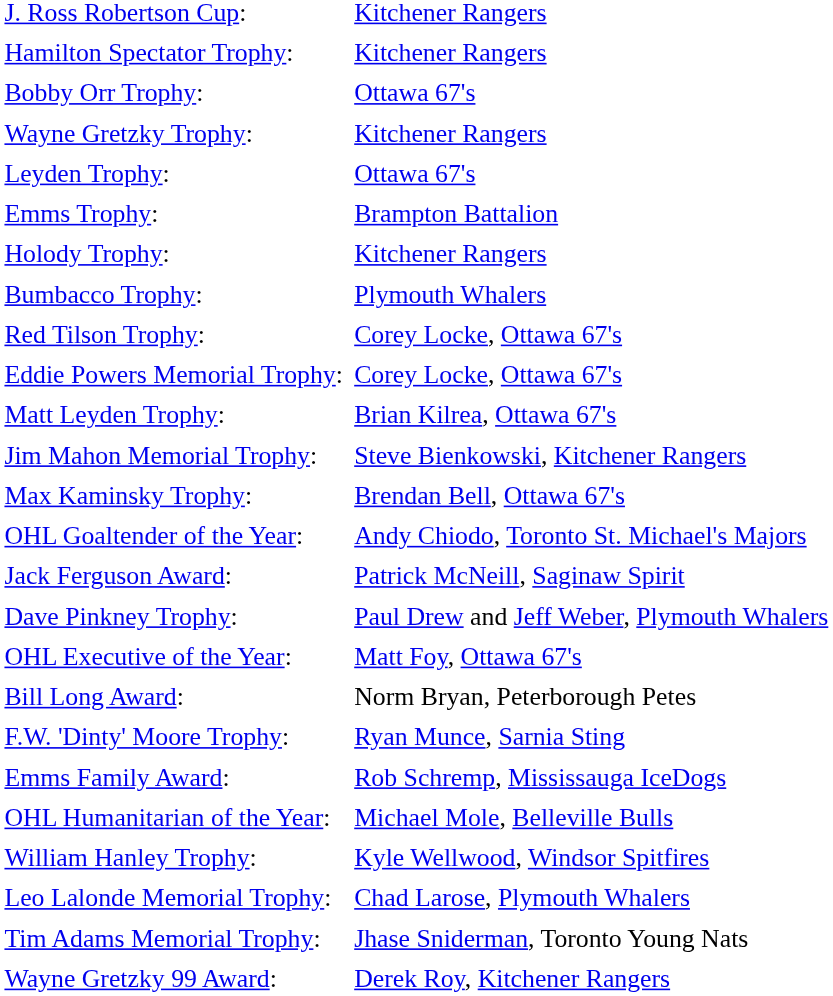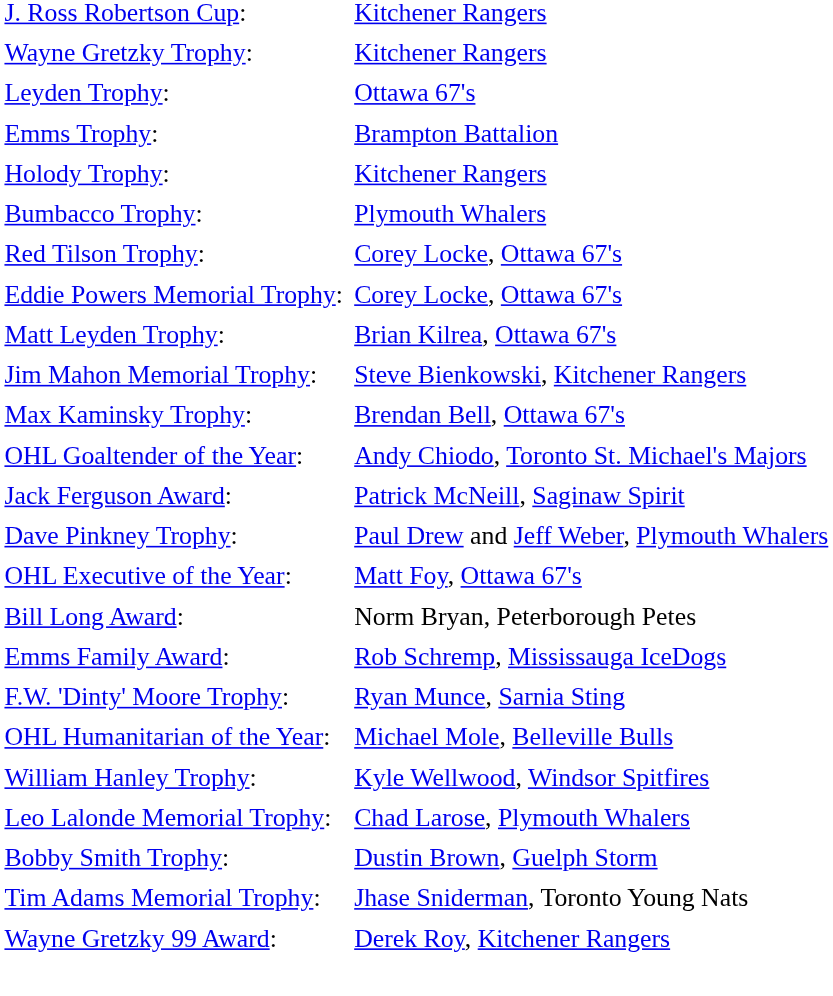- row: (149, 52)
- row: (104, 93)
rows swapped: (117, 777) <-> (147, 737)
+ row: (117, 857)
